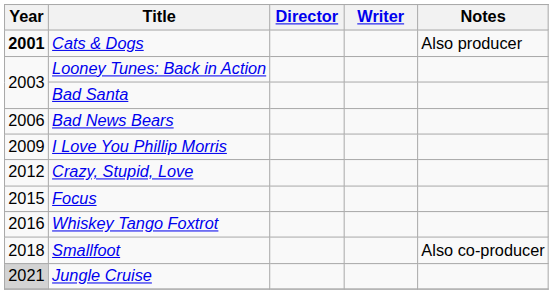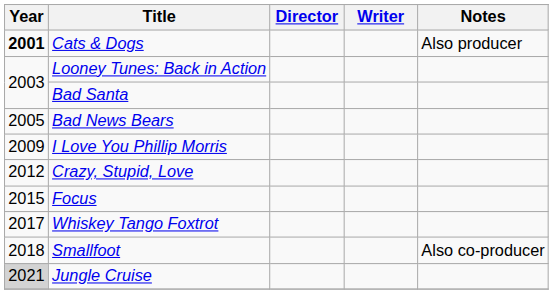(26, 120) 2006 -> (26, 120) 2005
(26, 224) 2016 -> (26, 224) 2017
